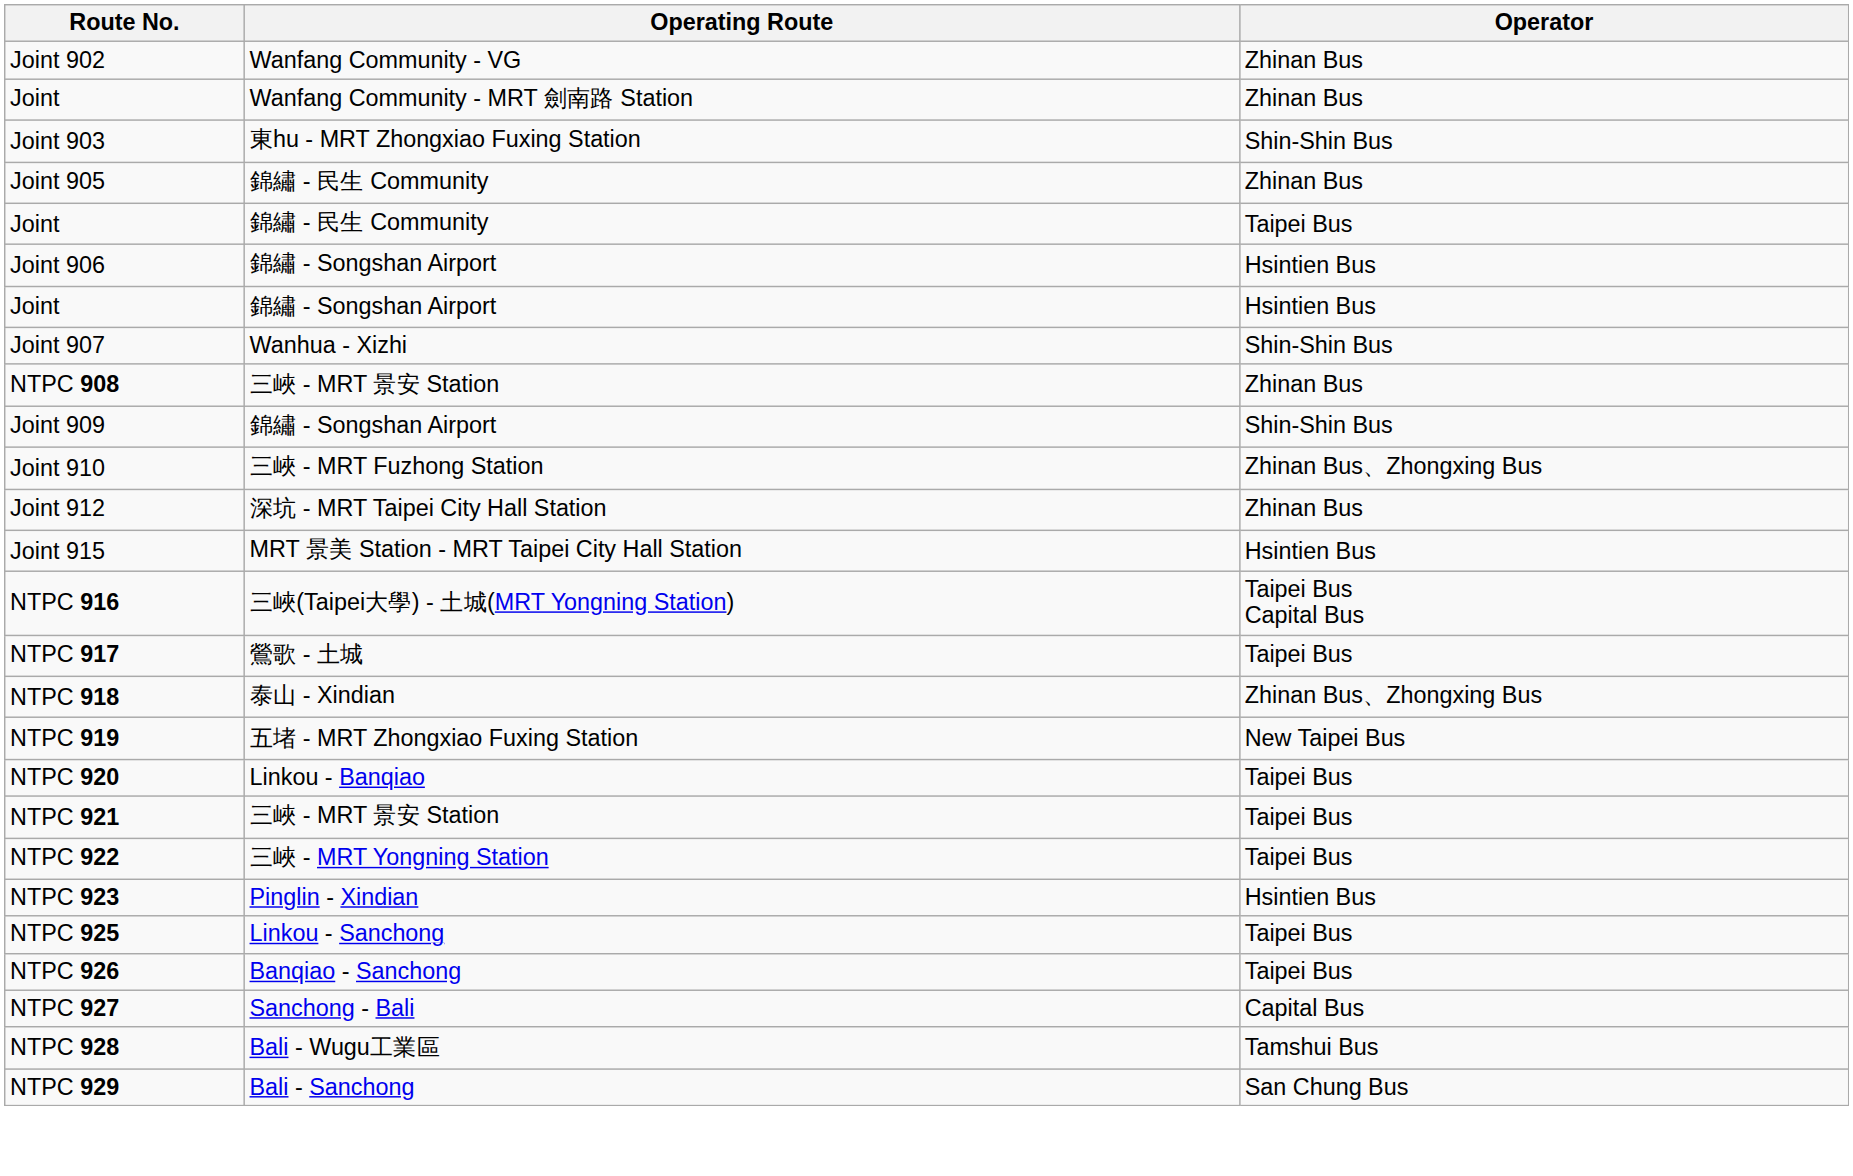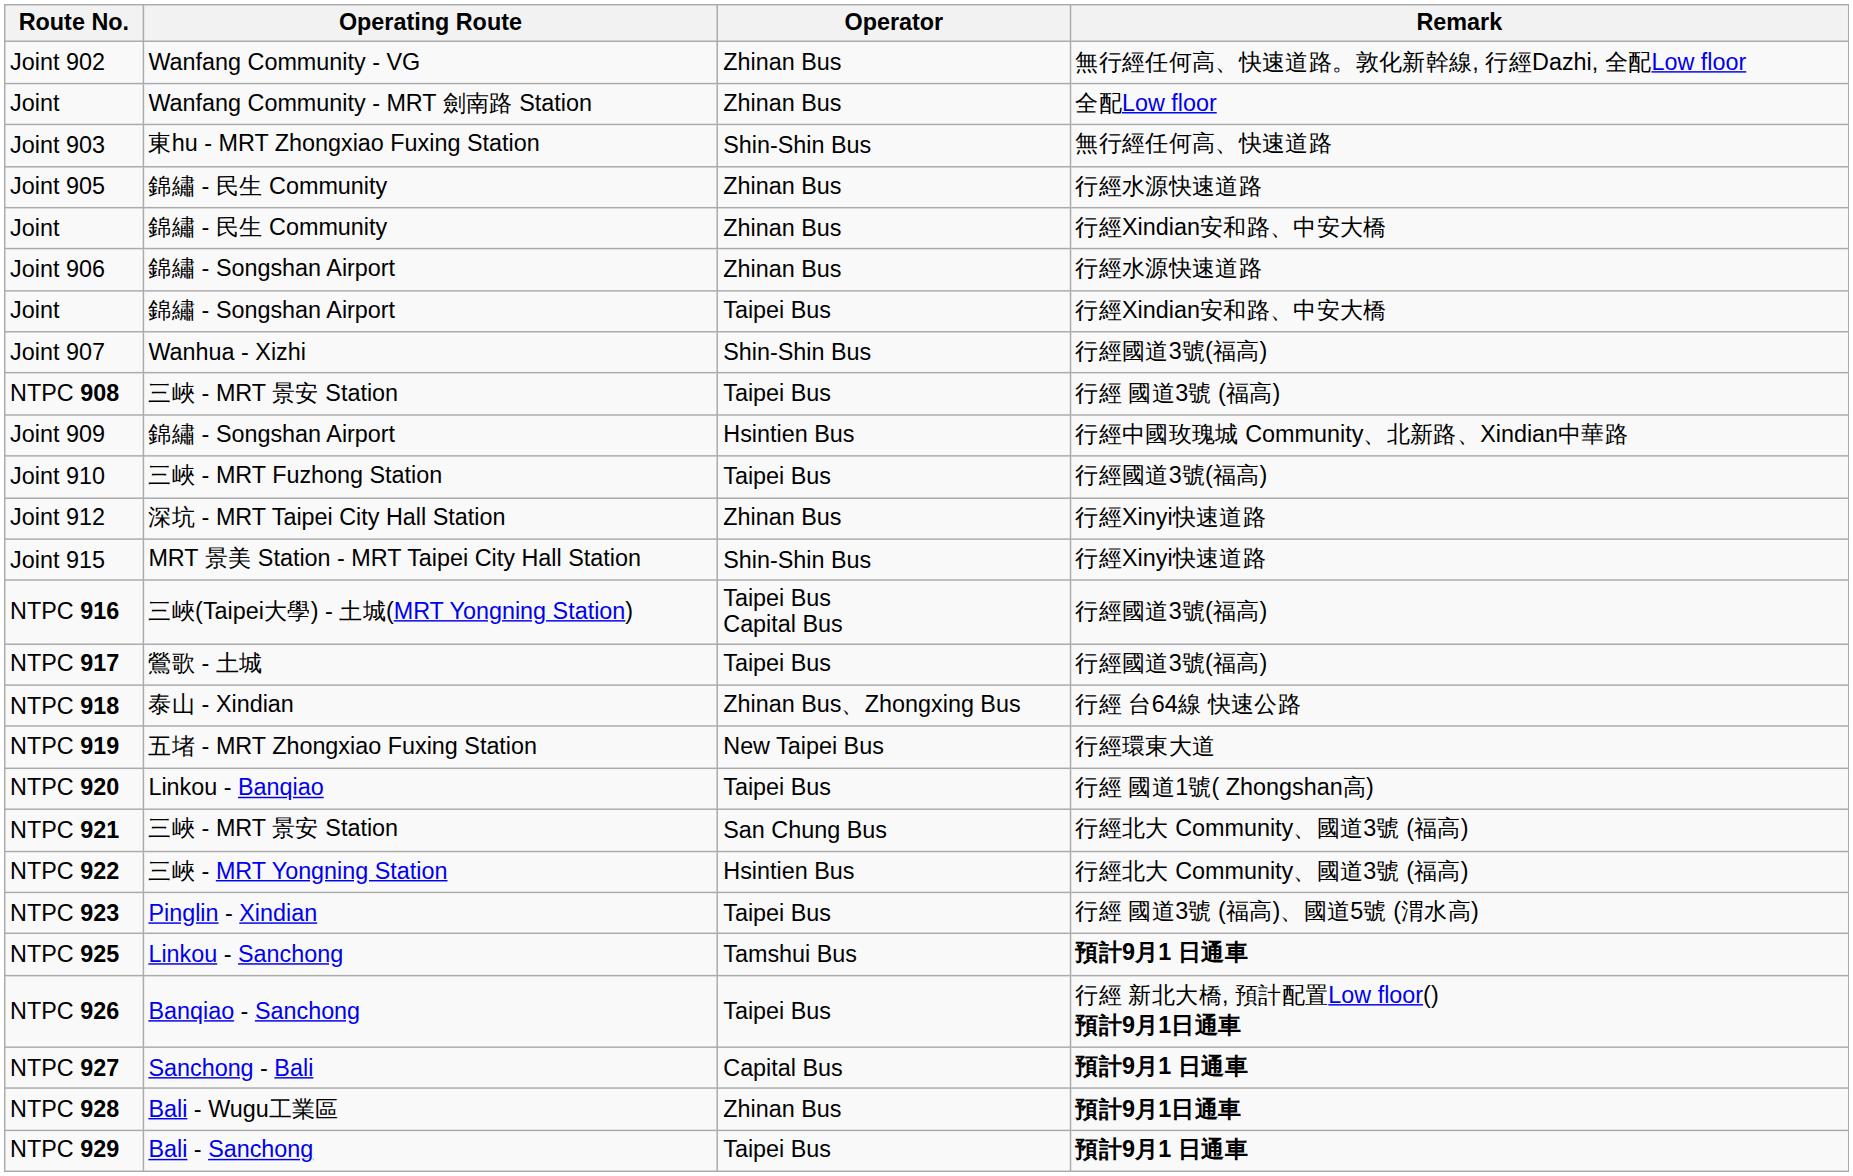+ column: (1459, 23)
(1299, 223) Taipei Bus -> (782, 227) Zhinan Bus
(1310, 265) Hsintien Bus -> (782, 269) Zhinan Bus
(1310, 306) Hsintien Bus -> (777, 310) Taipei Bus
(1304, 384) Zhinan Bus -> (777, 393) Taipei Bus
(1319, 426) Shin-Shin Bus -> (789, 435) Hsintien Bus
(1393, 467) Zhinan Bus、Zhongxing Bus -> (777, 476) Taipei Bus
(1310, 550) Hsintien Bus -> (797, 559) Shin-Shin Bus
(1299, 816) Taipei Bus -> (805, 829) San Chung Bus
(1299, 858) Taipei Bus -> (789, 871) Hsintien Bus
(1310, 897) Hsintien Bus -> (777, 912) Taipei Bus
(1299, 934) Taipei Bus -> (790, 954) Tamshui Bus
(1312, 1047) Tamshui Bus -> (782, 1109) Zhinan Bus
(1327, 1086) San Chung Bus -> (777, 1150) Taipei Bus
